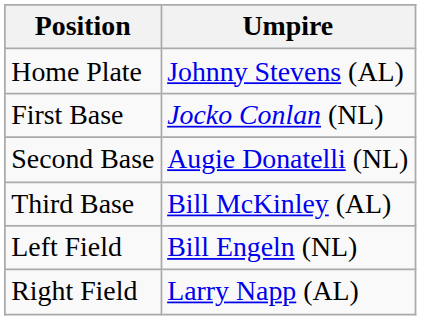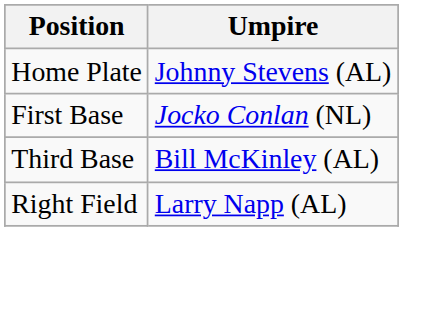- row: (83, 159)
- row: (67, 247)
